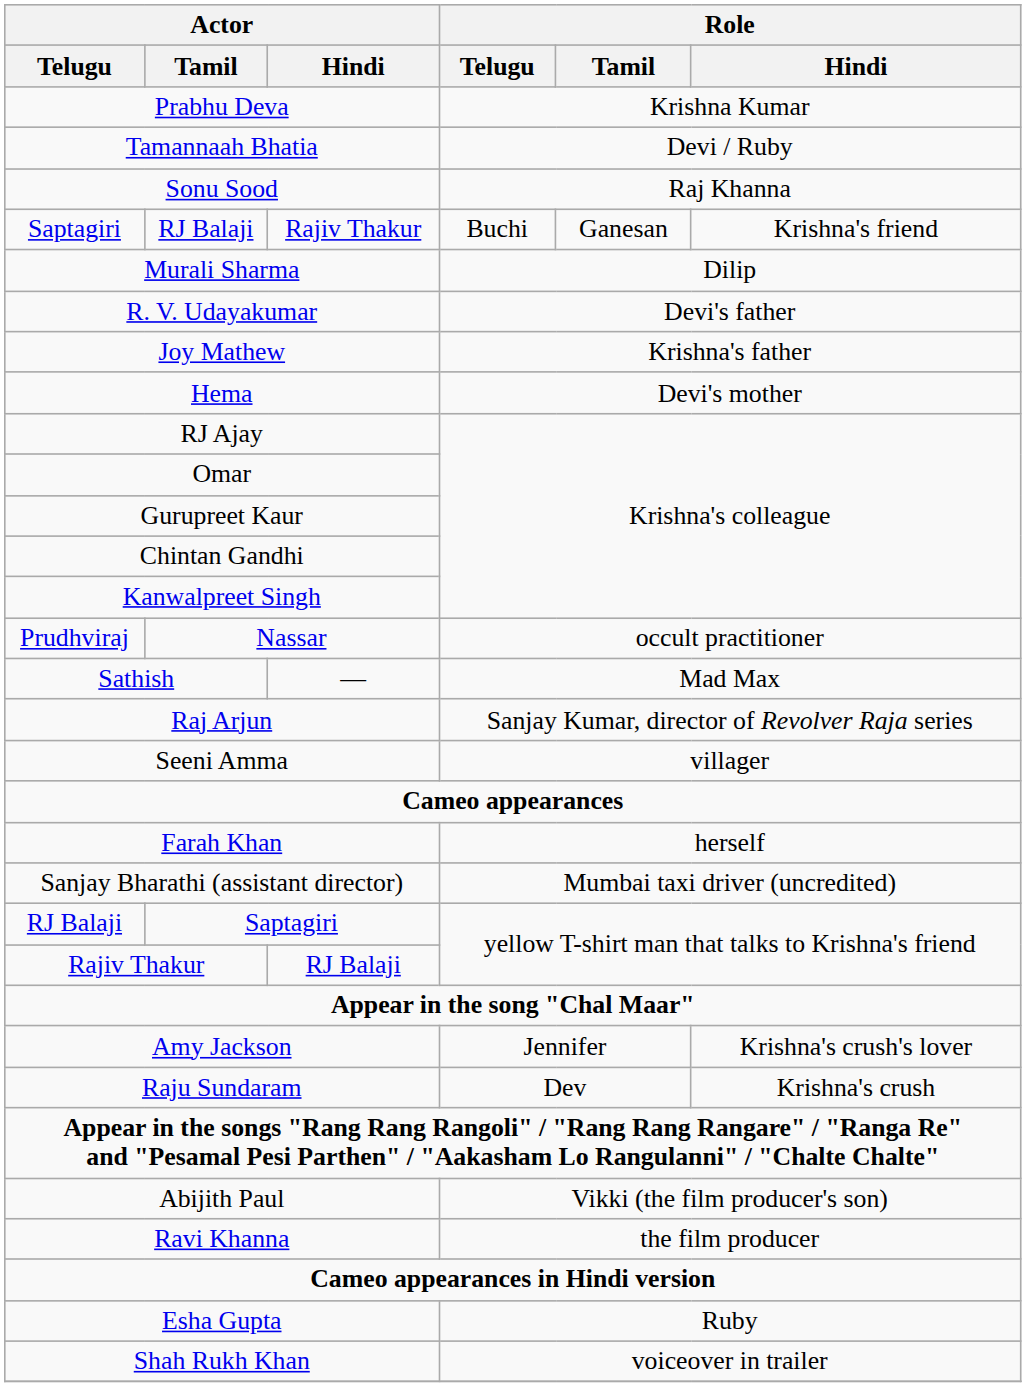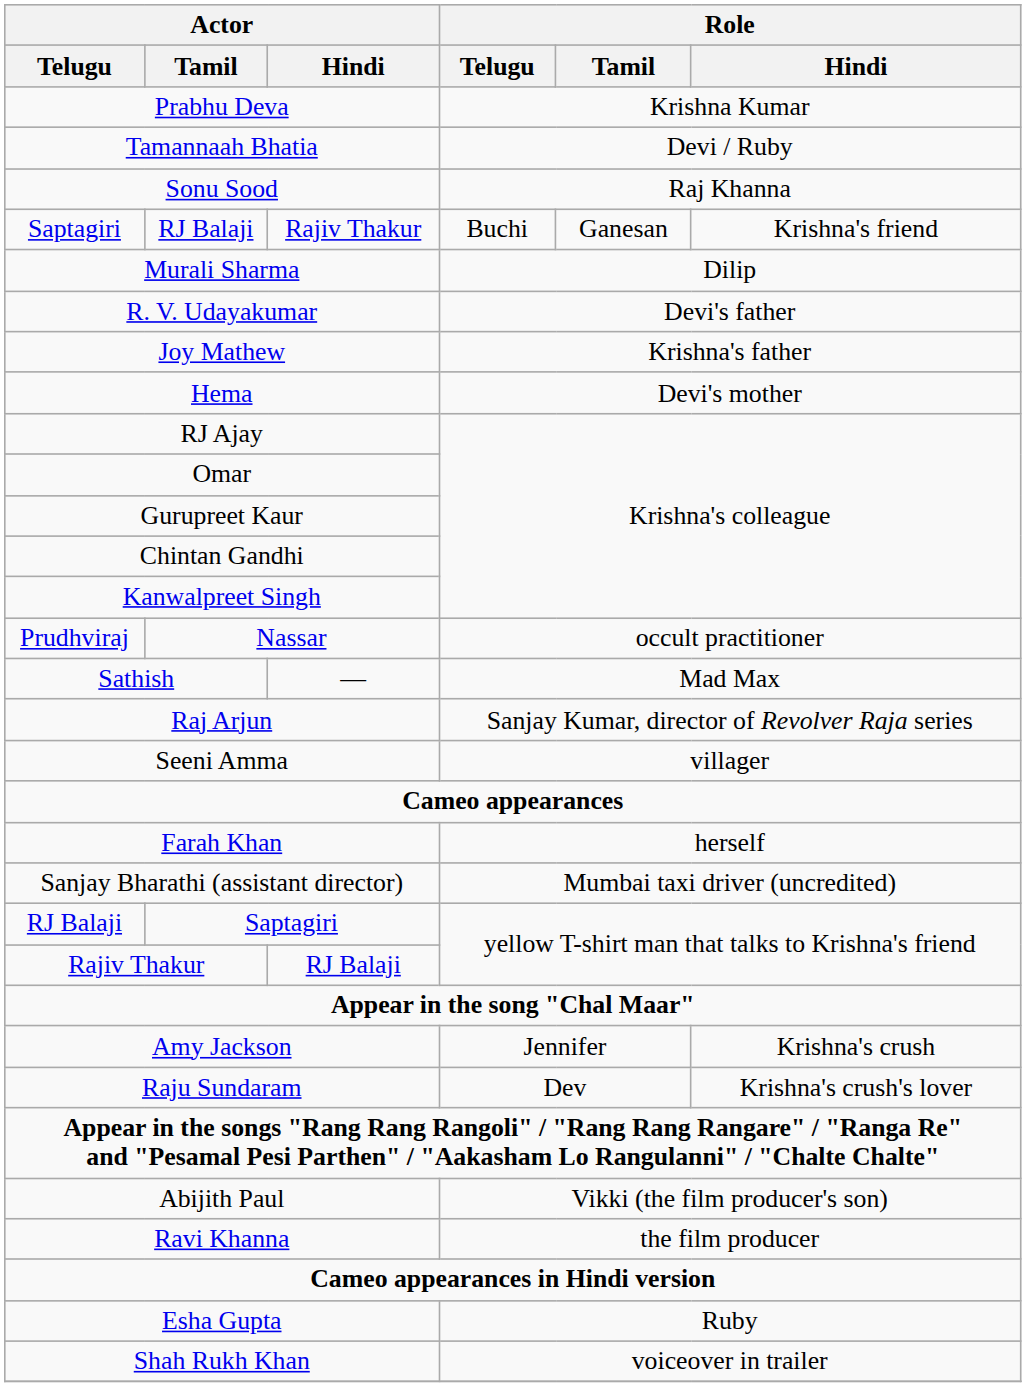(856, 1046) Krishna's crush's lover -> (856, 1046) Krishna's crush
(856, 1087) Krishna's crush -> (856, 1087) Krishna's crush's lover
